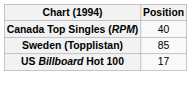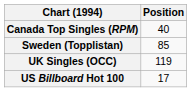+ row: (72, 62)
